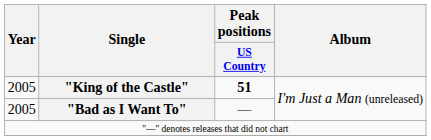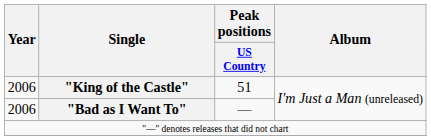(22, 87) 2005 -> (22, 87) 2006
(244, 87) bold -> (244, 87) normal
(22, 109) 2005 -> (22, 109) 2006
